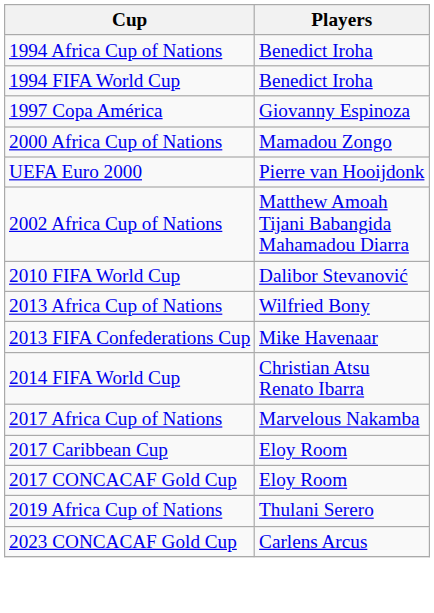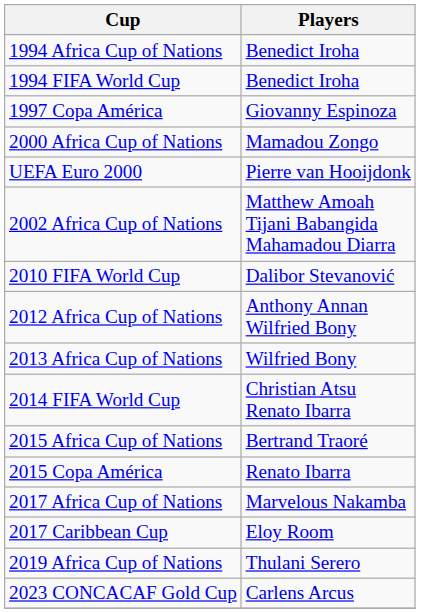+ row: (116, 317)
- row: (130, 336)
+ row: (116, 441)
+ row: (86, 471)
- row: (123, 480)
